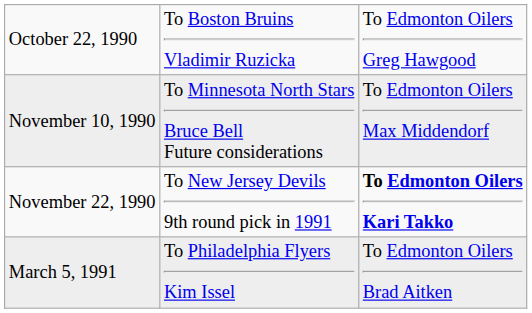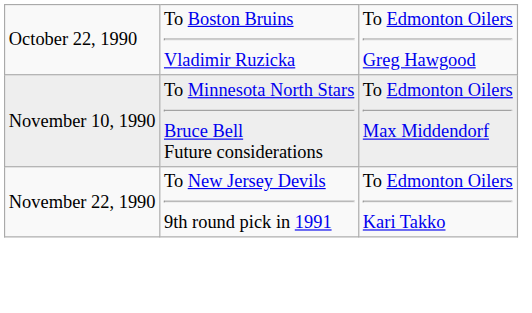(443, 201) bold -> (438, 201) normal
- row: (63, 272)
